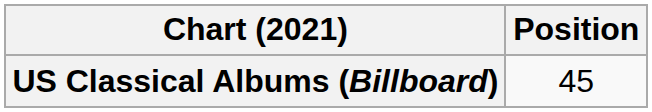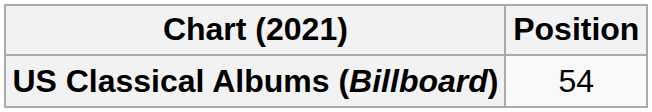(576, 80) 45 -> (576, 80) 54
